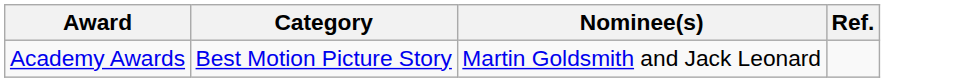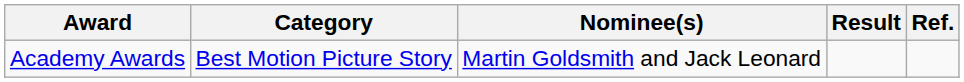+ column: (866, 22)
